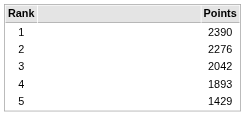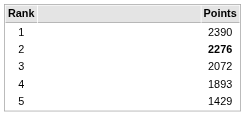(220, 49) normal -> (220, 49) bold
(220, 67) 2042 -> (220, 67) 2072
